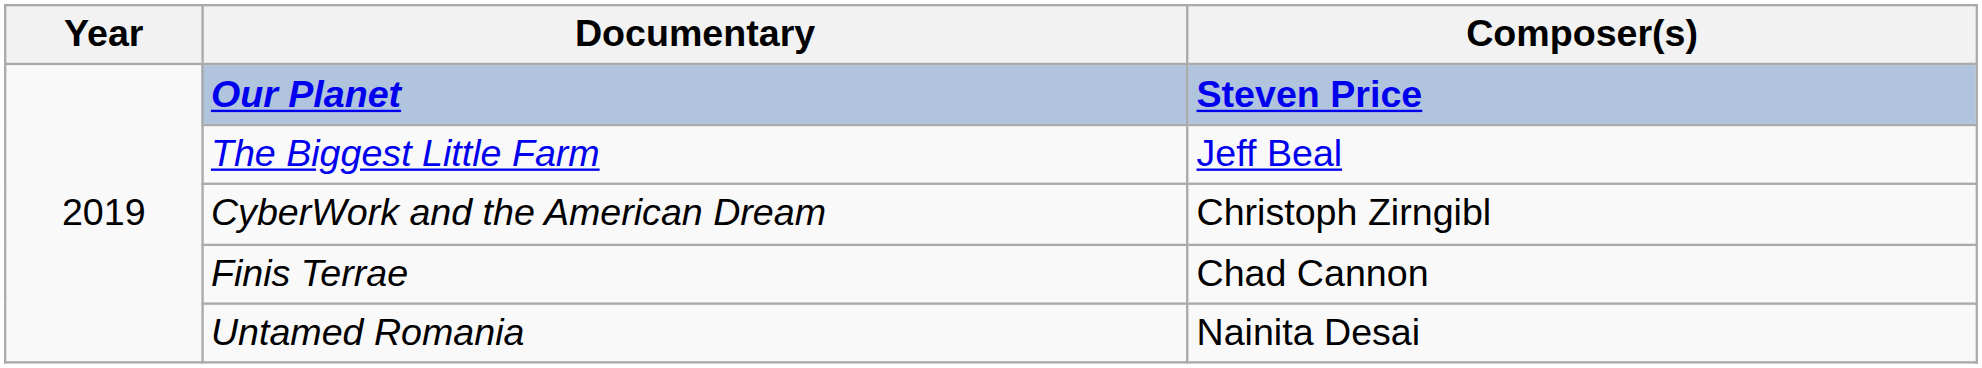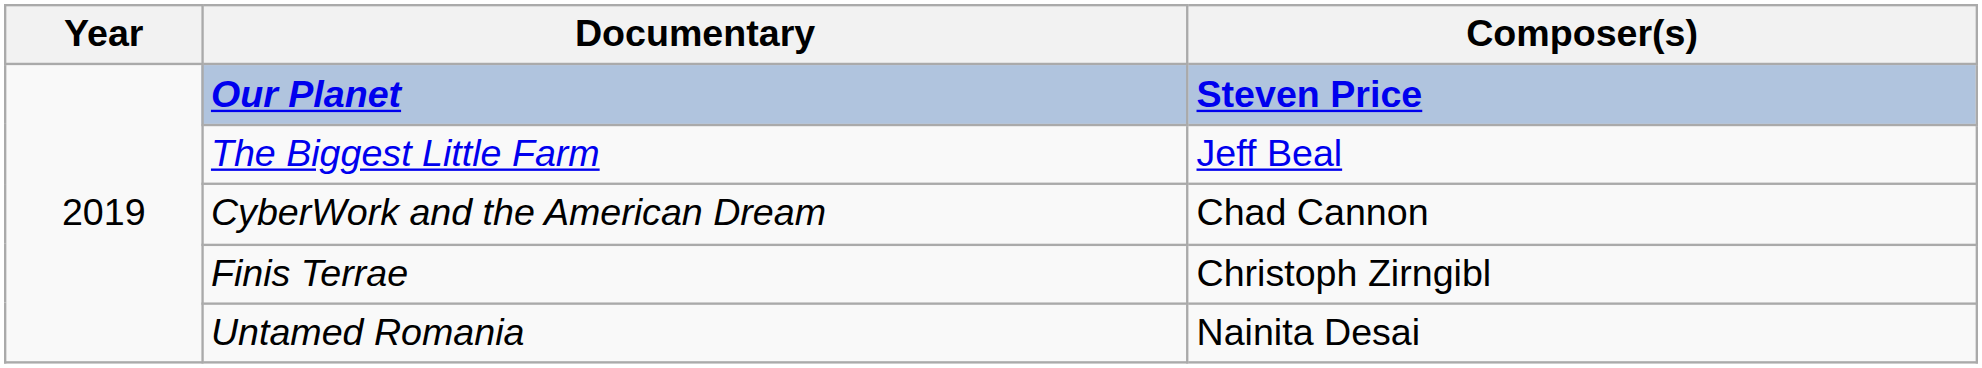(1344, 213) Christoph Zirngibl -> (1313, 213) Chad Cannon
(1313, 272) Chad Cannon -> (1344, 272) Christoph Zirngibl
